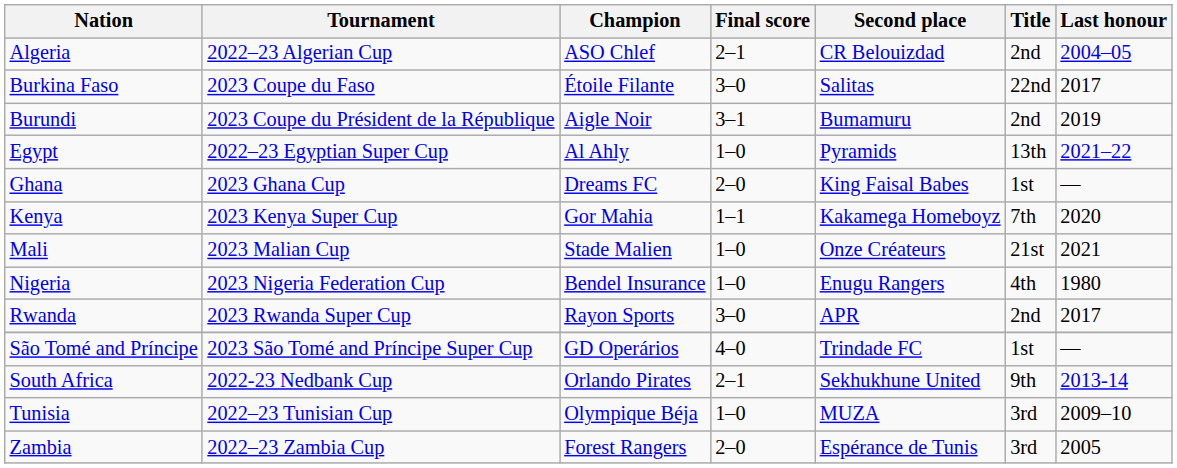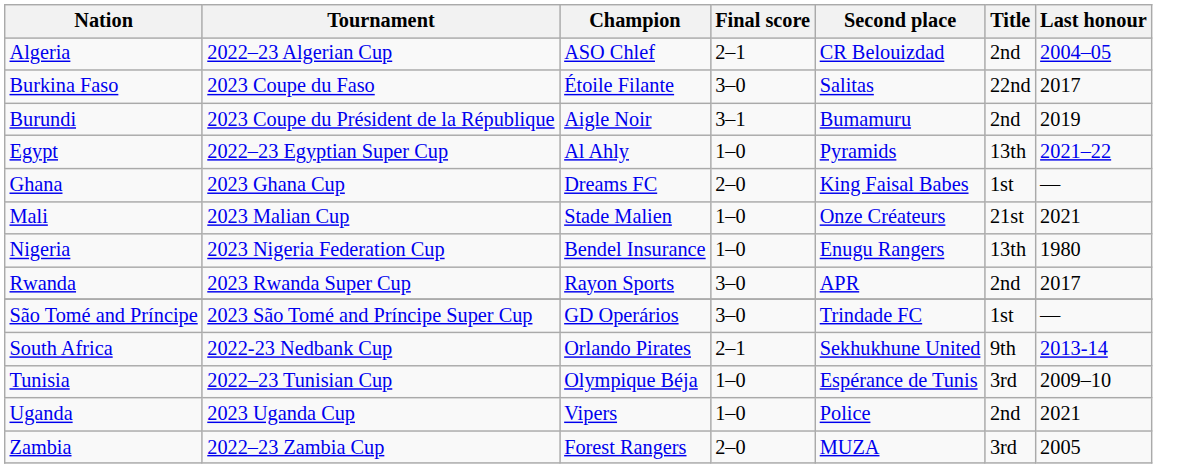- row: (36, 217)
(1023, 282) 4th -> (1008, 250) 13th
(730, 348) 4–0 -> (730, 315) 3–0
(850, 414) MUZA -> (899, 381) Espérance de Tunis
+ row: (41, 414)
(899, 446) Espérance de Tunis -> (850, 446) MUZA
